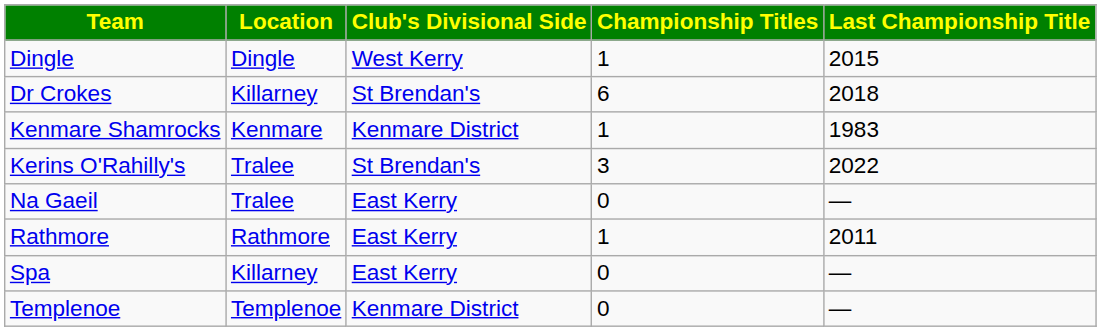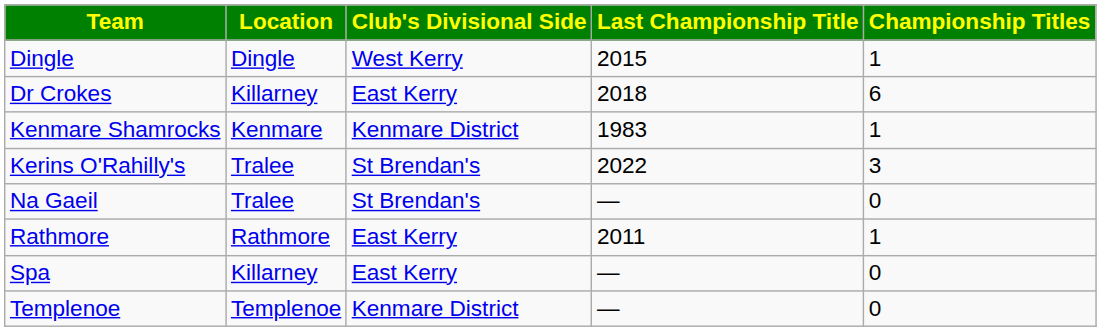columns swapped: (708, 22) <-> (960, 22)
(416, 93) St Brendan's -> (404, 93) East Kerry
(404, 201) East Kerry -> (416, 201) St Brendan's
